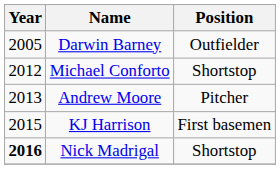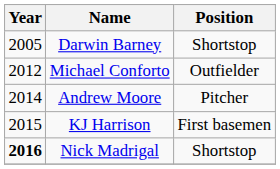(224, 44) Outfielder -> (224, 44) Shortstop
(224, 71) Shortstop -> (224, 71) Outfielder
(25, 97) 2013 -> (25, 97) 2014
